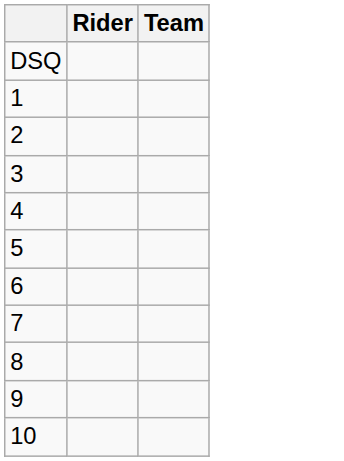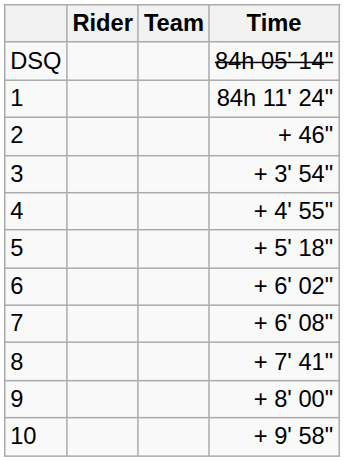+ column: (274, 23)
